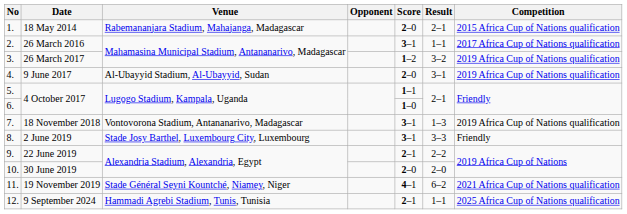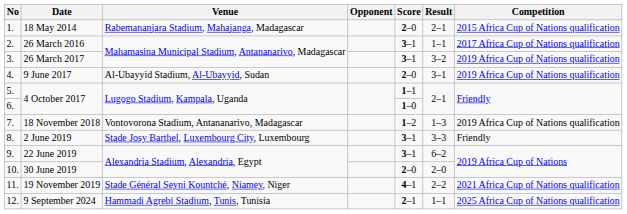(409, 59) 1–2 -> (409, 59) 3–1
(409, 122) 3–1 -> (409, 122) 1–2
(409, 153) 2–1 -> (409, 153) 3–1
(439, 153) 2–2 -> (439, 153) 6–2
(439, 185) 6–2 -> (439, 185) 2–2
